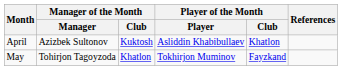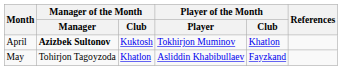(73, 42) normal -> (75, 42) bold
(201, 42) Asliddin Khabibullaev -> (196, 42) Tokhirjon Muminov
(196, 57) Tokhirjon Muminov -> (201, 57) Asliddin Khabibullaev
